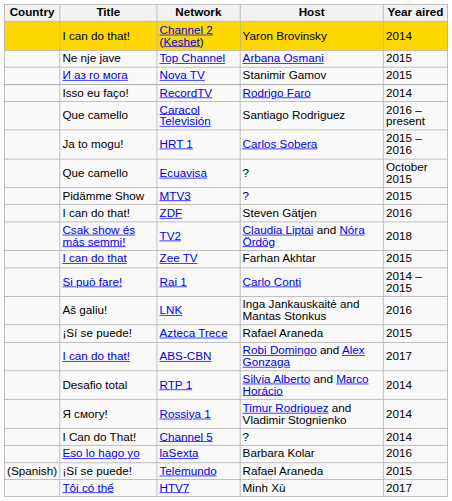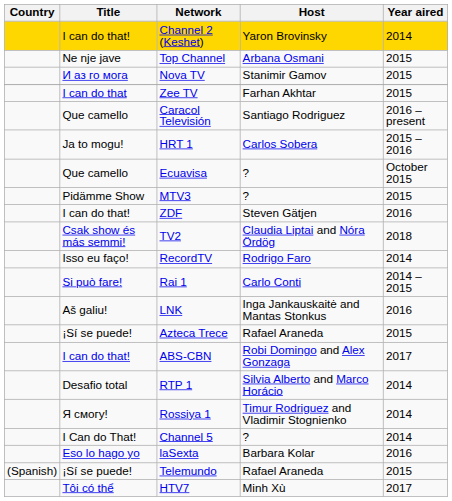rows swapped: (186, 92) <-> (179, 259)
